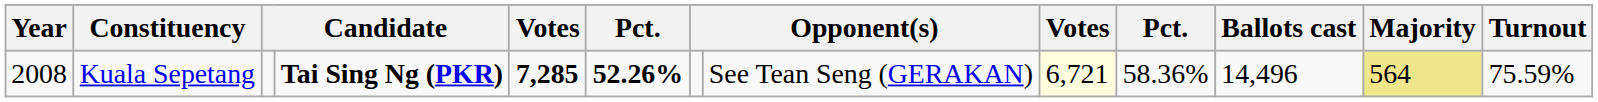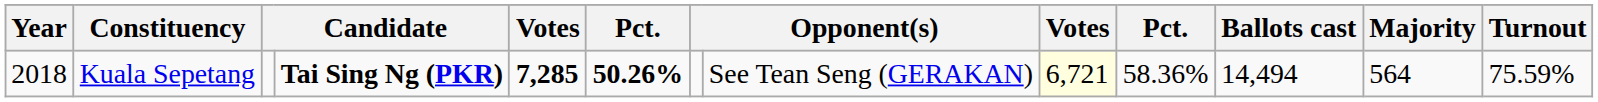(39, 73) 2008 -> (39, 73) 2018
(638, 73) 52.26% -> (638, 73) 50.26%
(1259, 73) 14,496 -> (1259, 73) 14,494
(1390, 73) khaki background -> (1390, 73) no background
